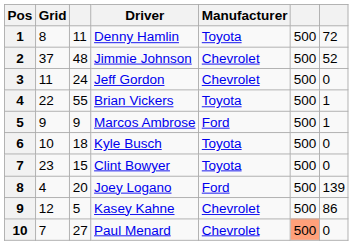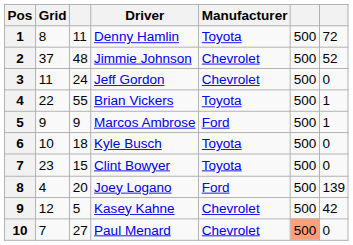(330, 208) 86 -> (330, 208) 42
